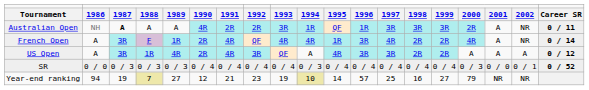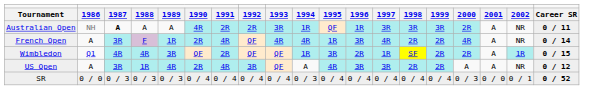+ row: (41, 52)
(525, 52) A -> (520, 65) NR
- row: (43, 78)
